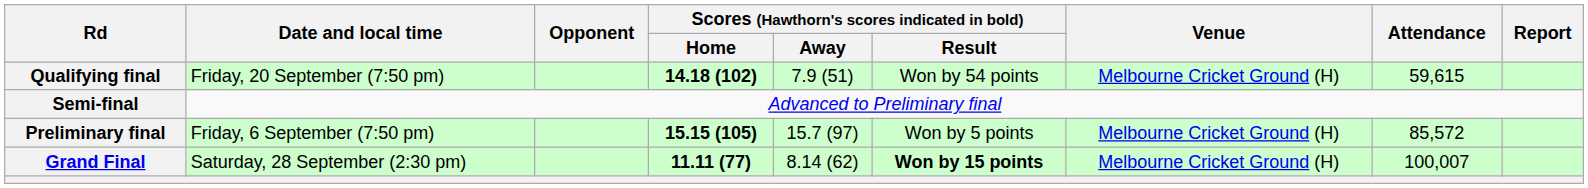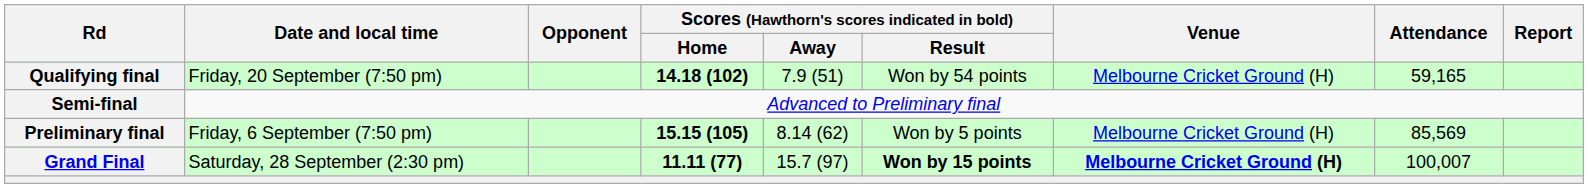(1437, 76) 59,615 -> (1439, 76) 59,165
(823, 133) 15.7 (97) -> (813, 133) 8.14 (62)
(1437, 133) 85,572 -> (1439, 133) 85,569
(823, 161) 8.14 (62) -> (813, 161) 15.7 (97)
(1219, 161) normal -> (1214, 161) bold
